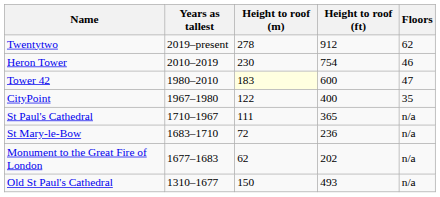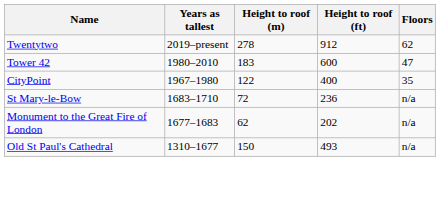- row: (37, 62)
(246, 80) lightyellow background -> (246, 62) no background
- row: (50, 116)
